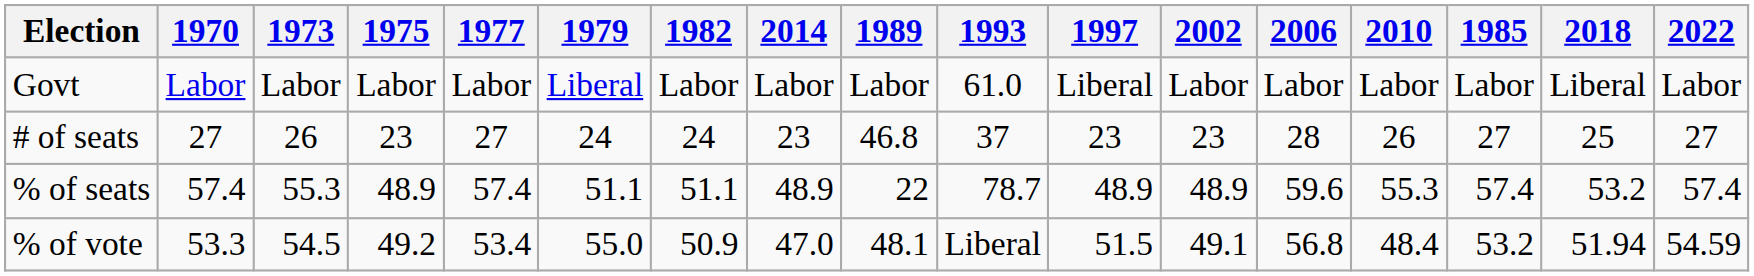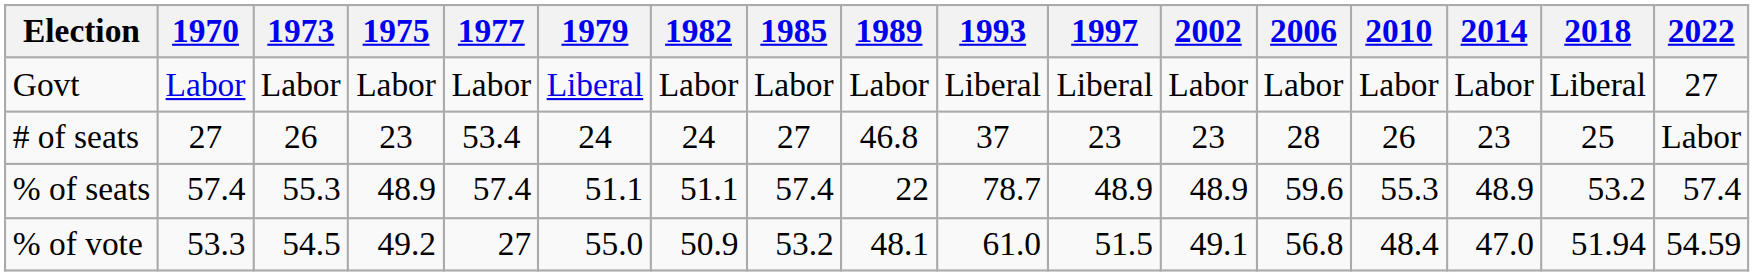columns swapped: (1494, 31) <-> (794, 31)
(993, 84) 61.0 -> (993, 84) Liberal
(1701, 84) Labor -> (1701, 84) 27
(491, 137) 27 -> (491, 137) 53.4
(1701, 137) 27 -> (1701, 137) Labor
(502, 243) 53.4 -> (515, 243) 27
(993, 243) Liberal -> (1012, 243) 61.0
